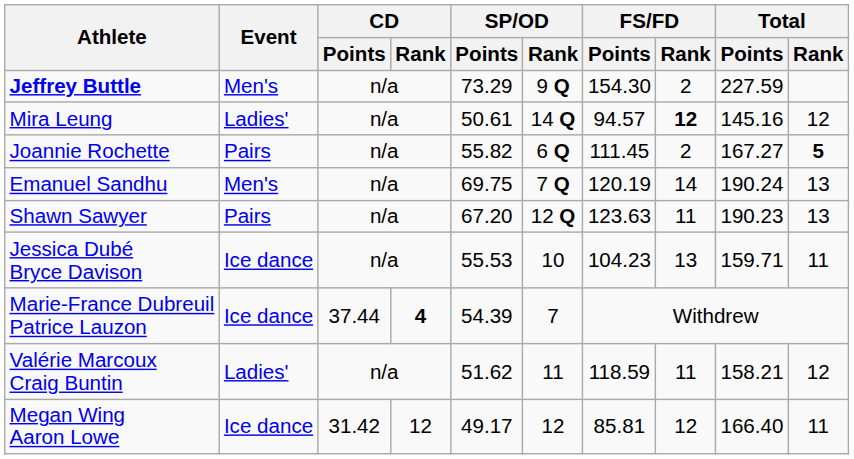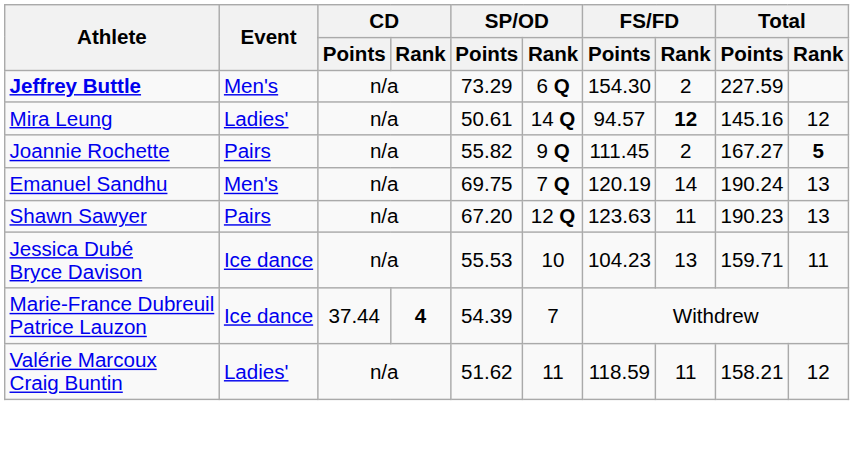(553, 86) 9 Q -> (553, 86) 6 Q
(553, 152) 6 Q -> (553, 152) 9 Q
- row: (67, 427)
